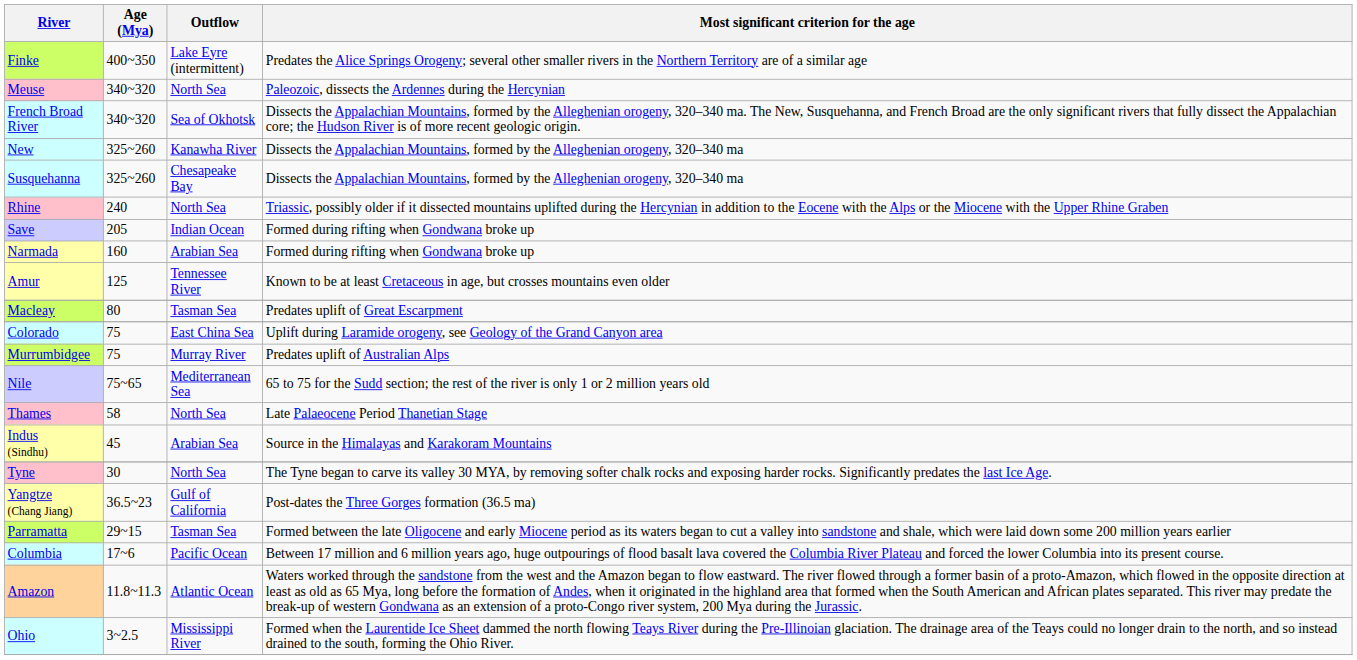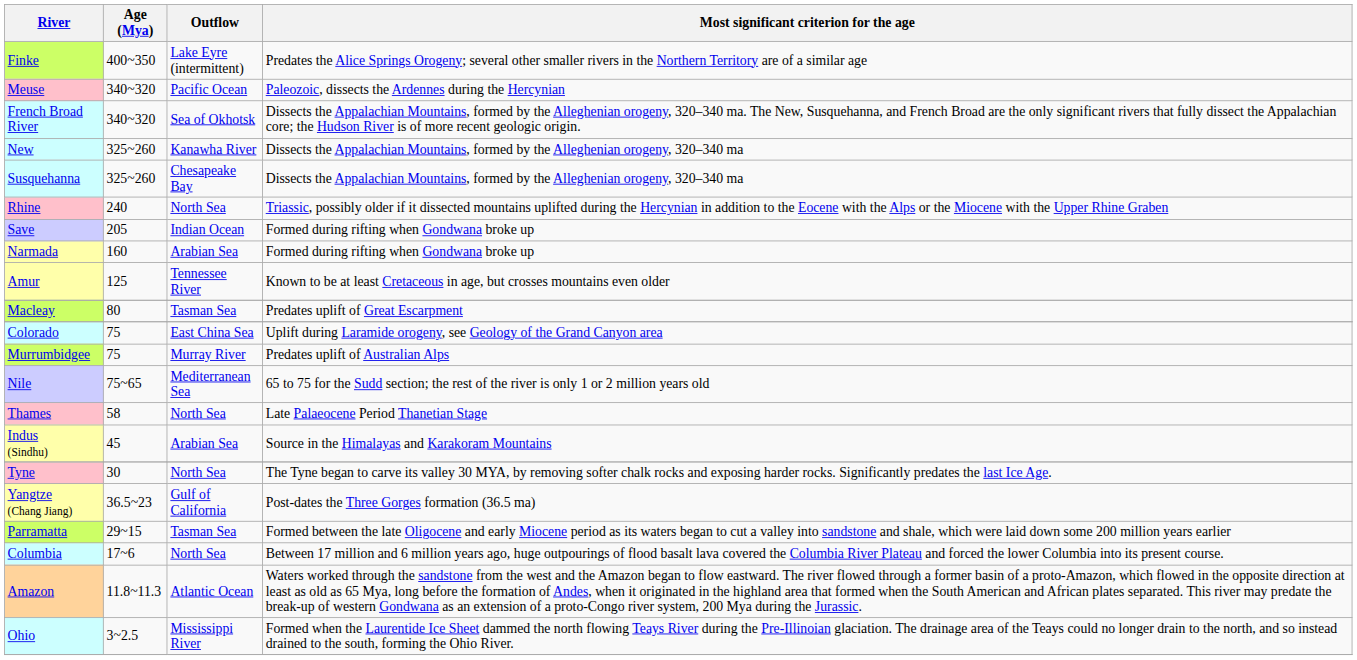(198, 90) North Sea -> (209, 90) Pacific Ocean
(209, 553) Pacific Ocean -> (198, 553) North Sea
